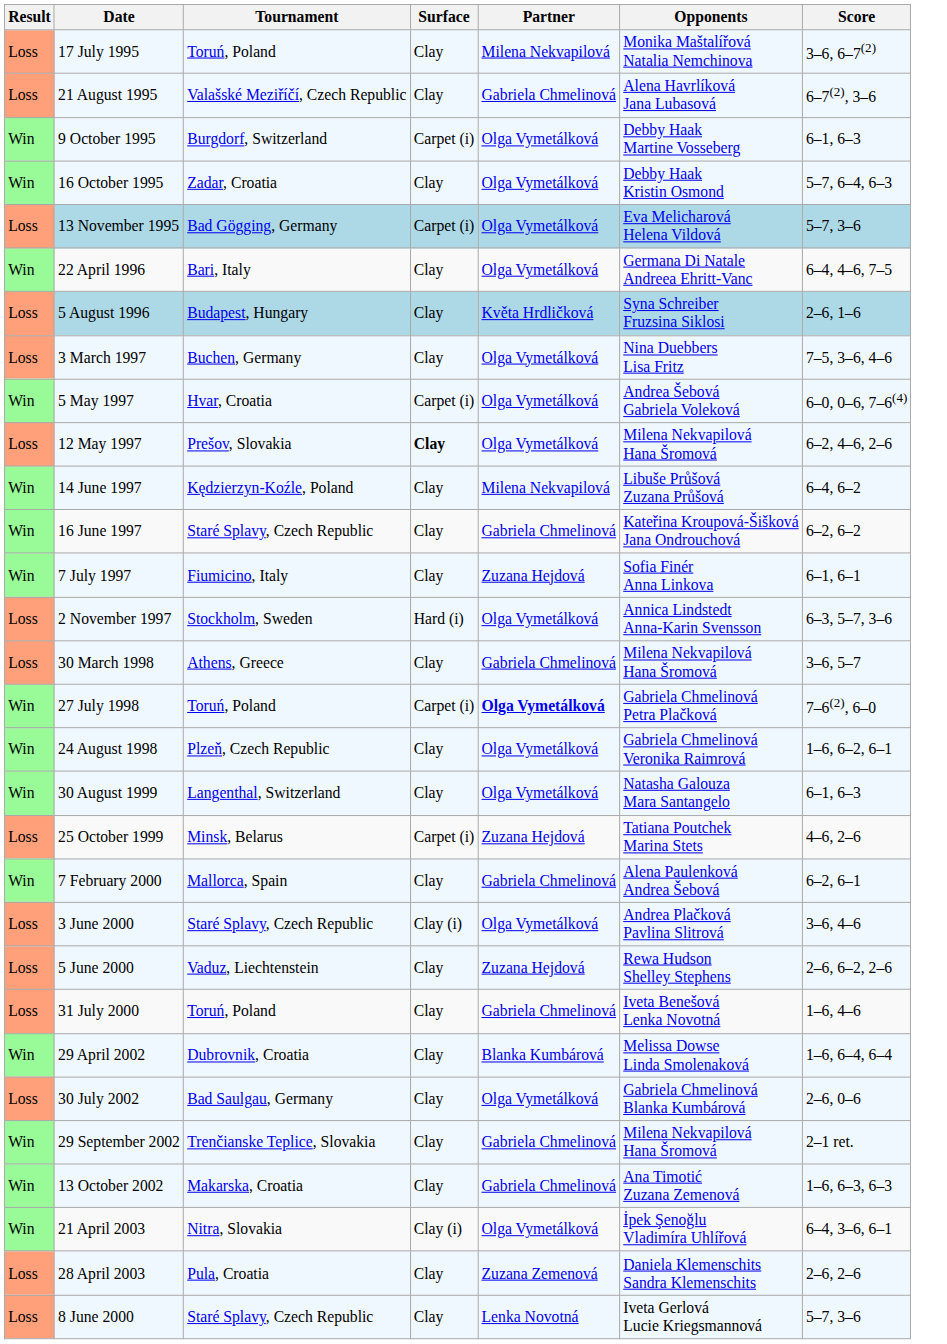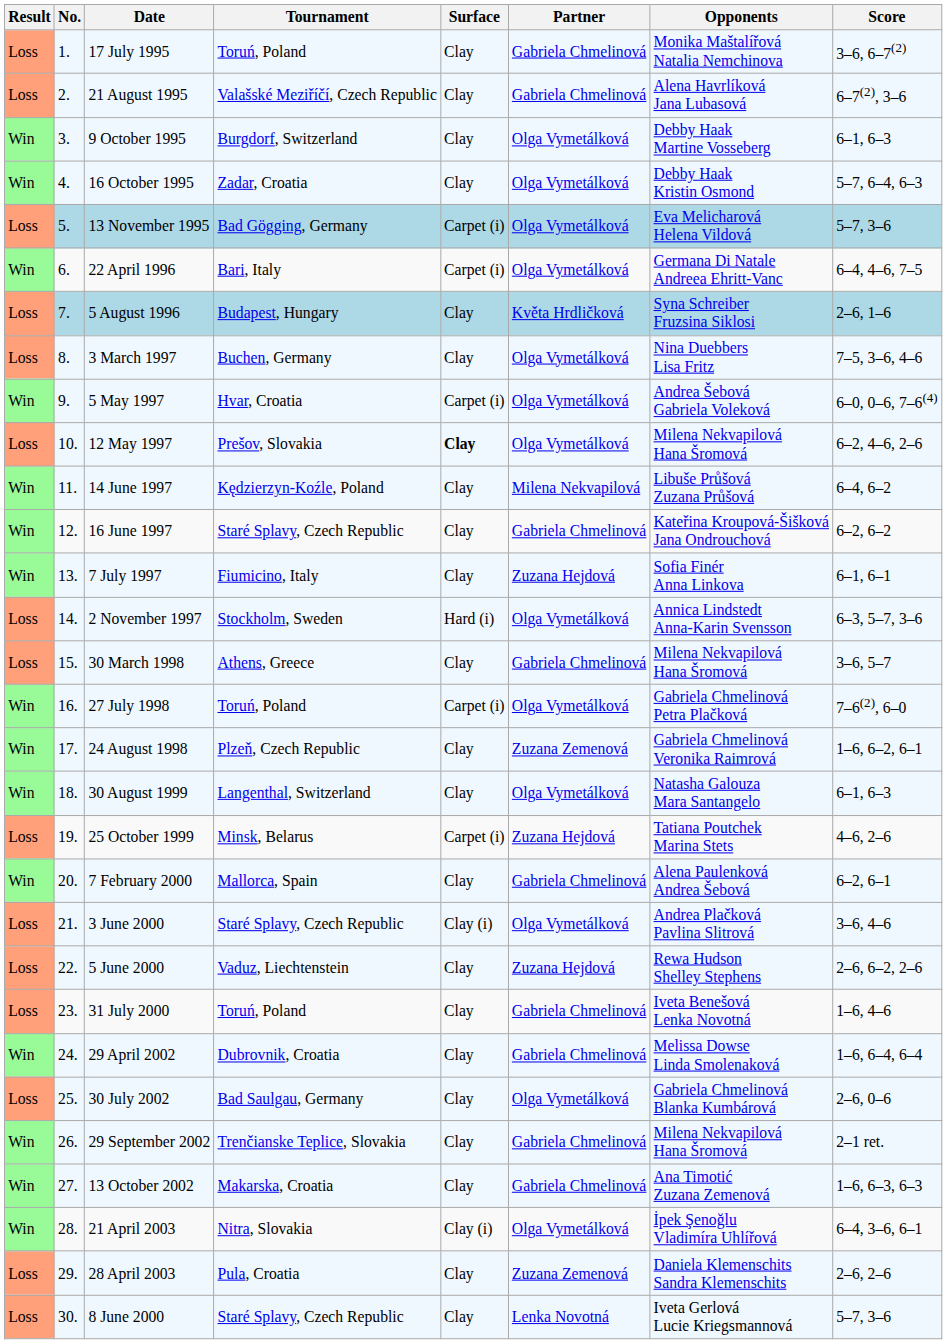+ column: (70, 16)
(546, 51) Milena Nekvapilová -> (579, 51) Gabriela Chmelinová
(444, 138) Carpet (i) -> (459, 138) Clay
(429, 269) Clay -> (474, 269) Carpet (i)
(543, 705) bold -> (570, 705) normal
(540, 749) Olga Vymetálková -> (570, 749) Zuzana Zemenová
(543, 1054) Blanka Kumbárová -> (579, 1054) Gabriela Chmelinová
